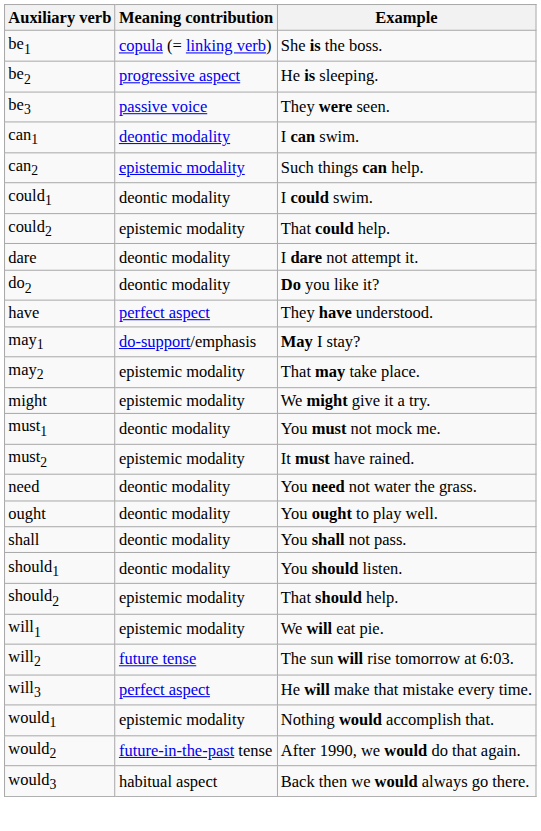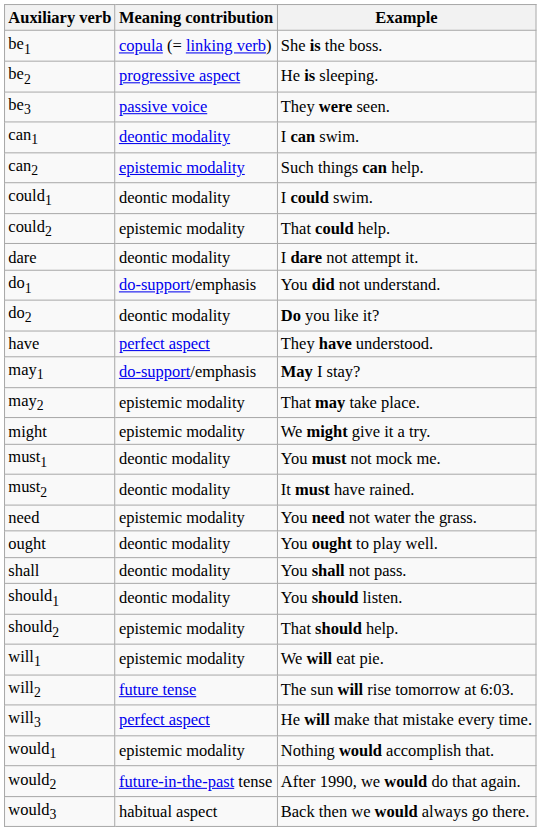+ row: (20, 285)
(182, 459) epistemic modality -> (175, 489) deontic modality
(175, 487) deontic modality -> (182, 517) epistemic modality
